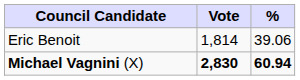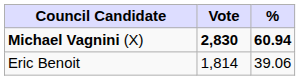rows swapped: (76, 63) <-> (44, 39)
